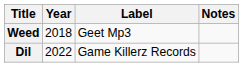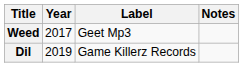(59, 33) 2018 -> (59, 33) 2017
(59, 52) 2022 -> (59, 52) 2019
